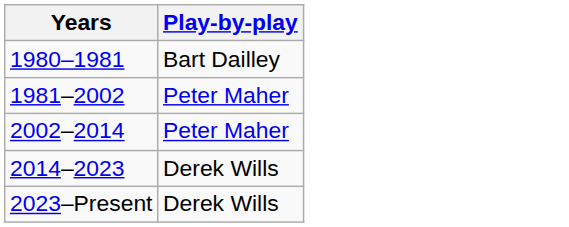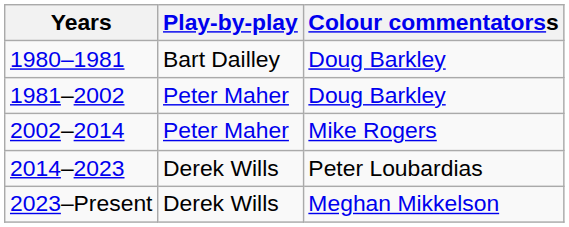+ column: (434, 22)
